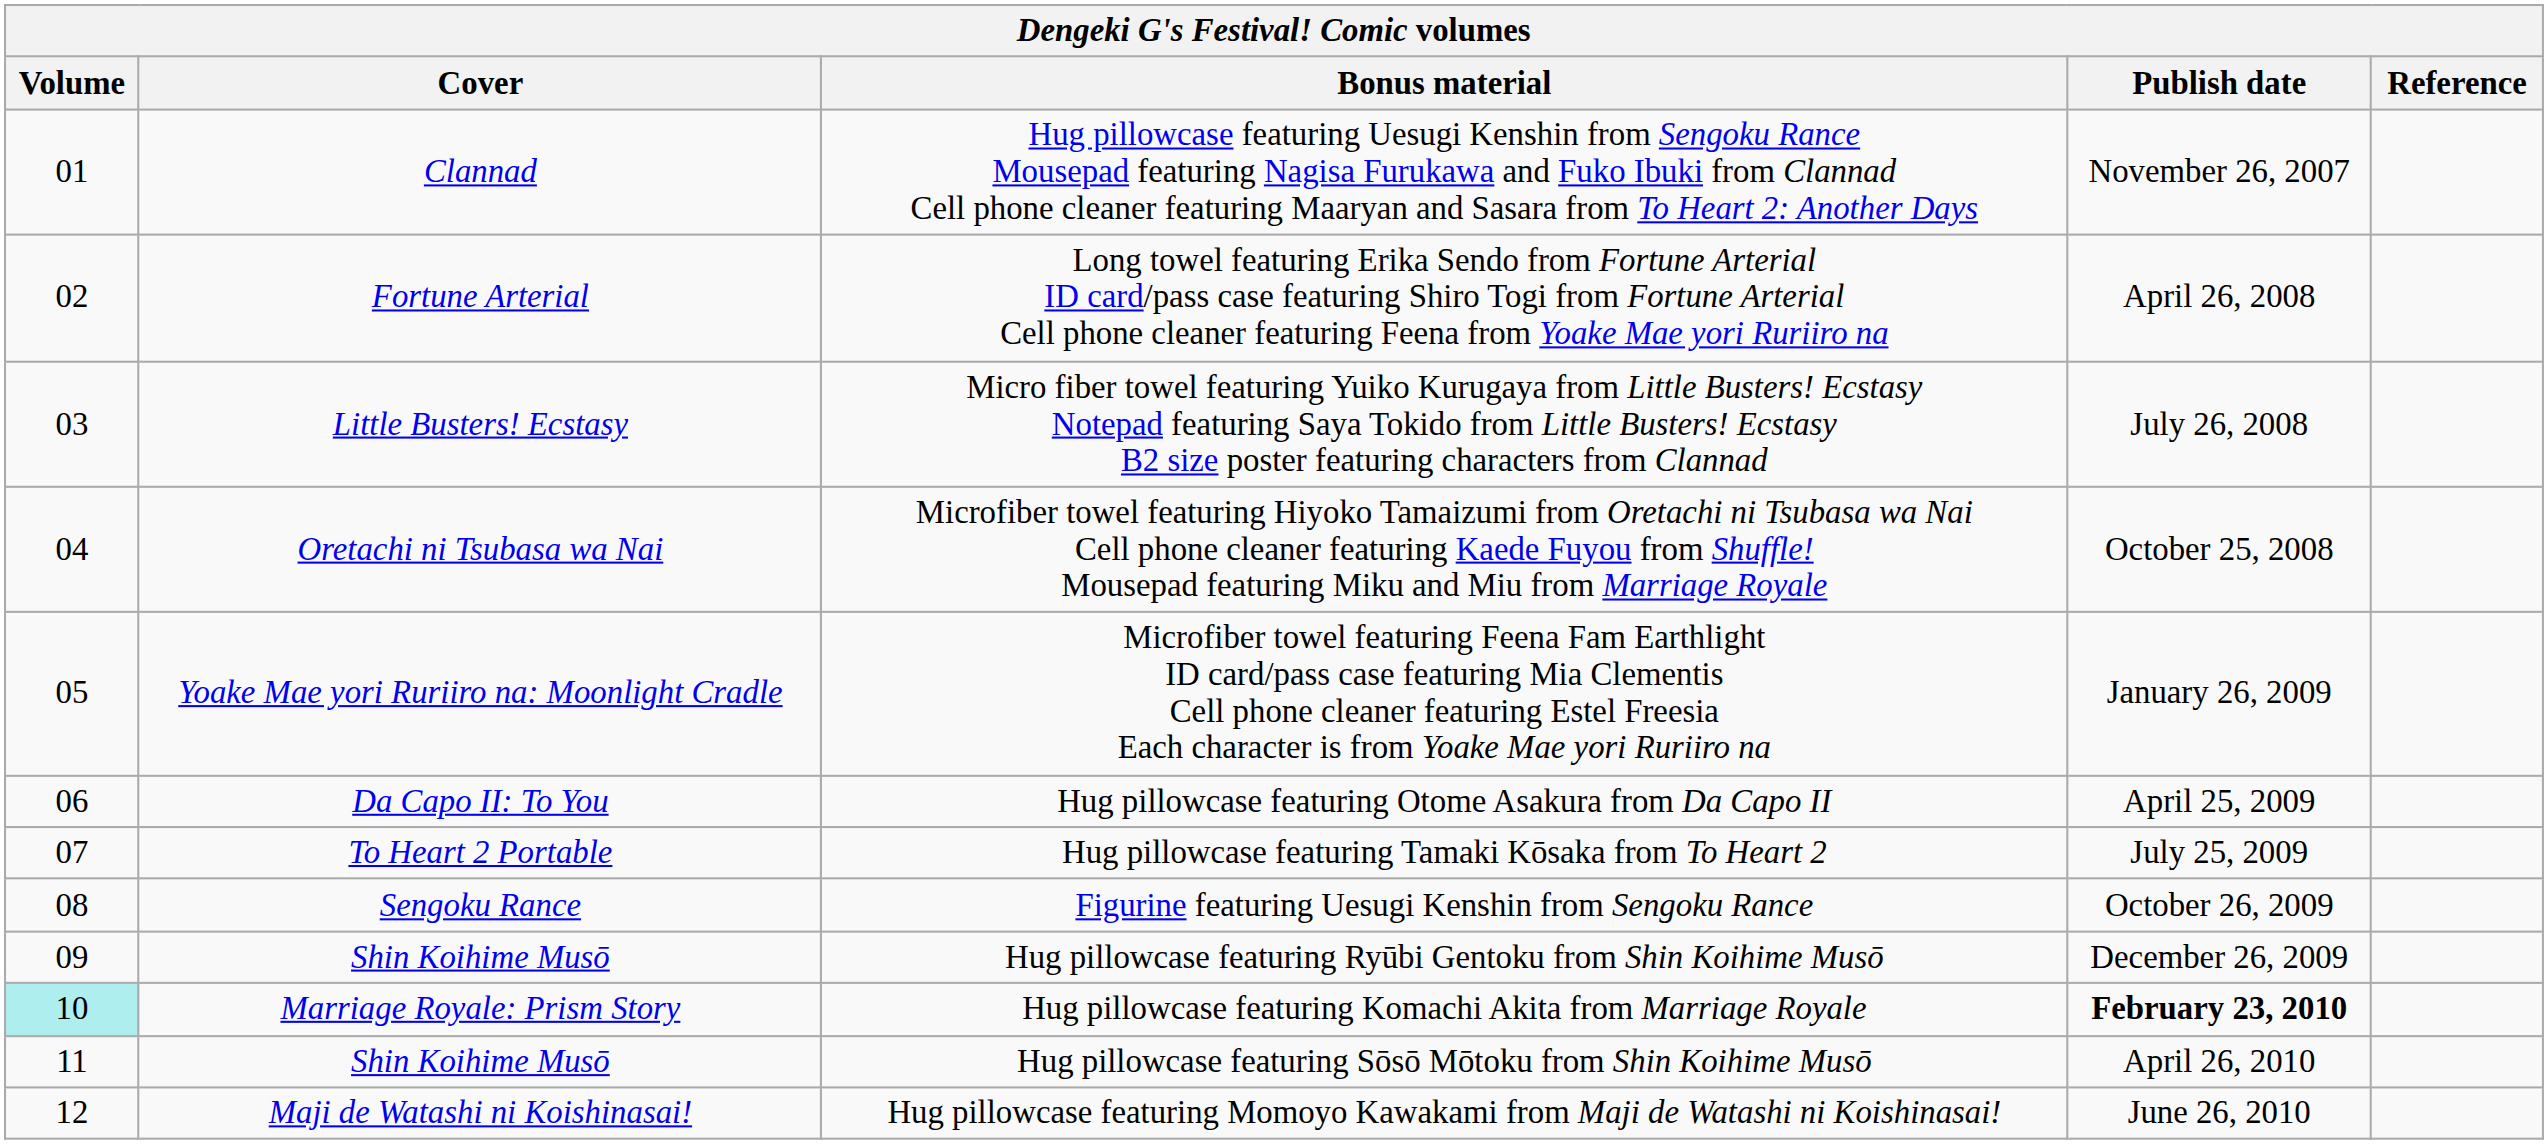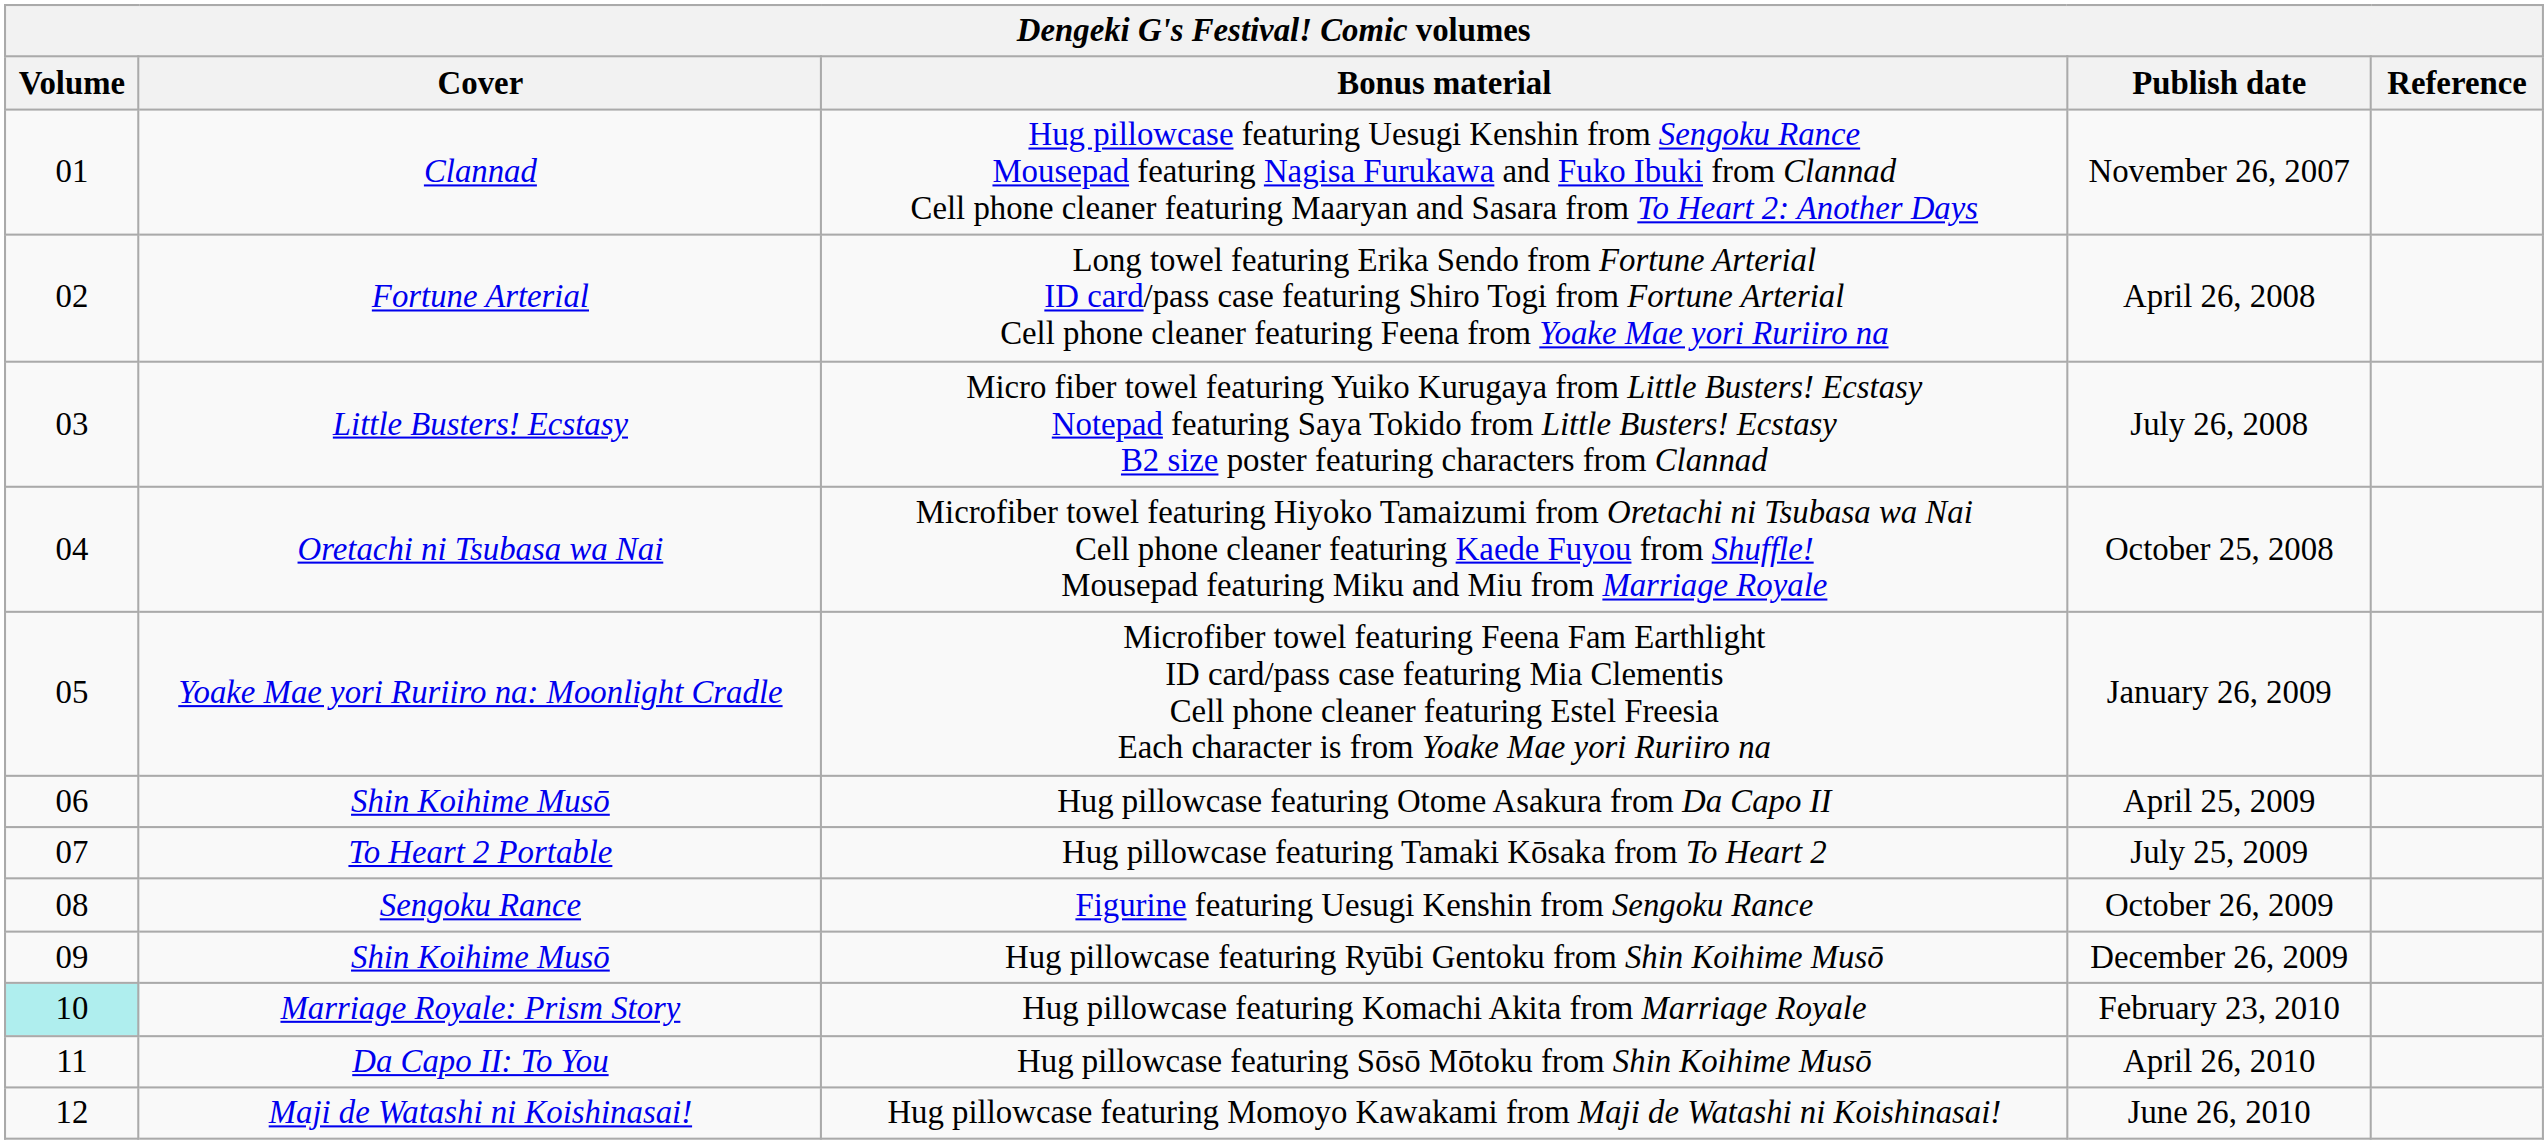(480, 800) Da Capo II: To You -> (480, 800) Shin Koihime Musō
(2219, 1008) bold -> (2219, 1008) normal
(480, 1060) Shin Koihime Musō -> (480, 1060) Da Capo II: To You
